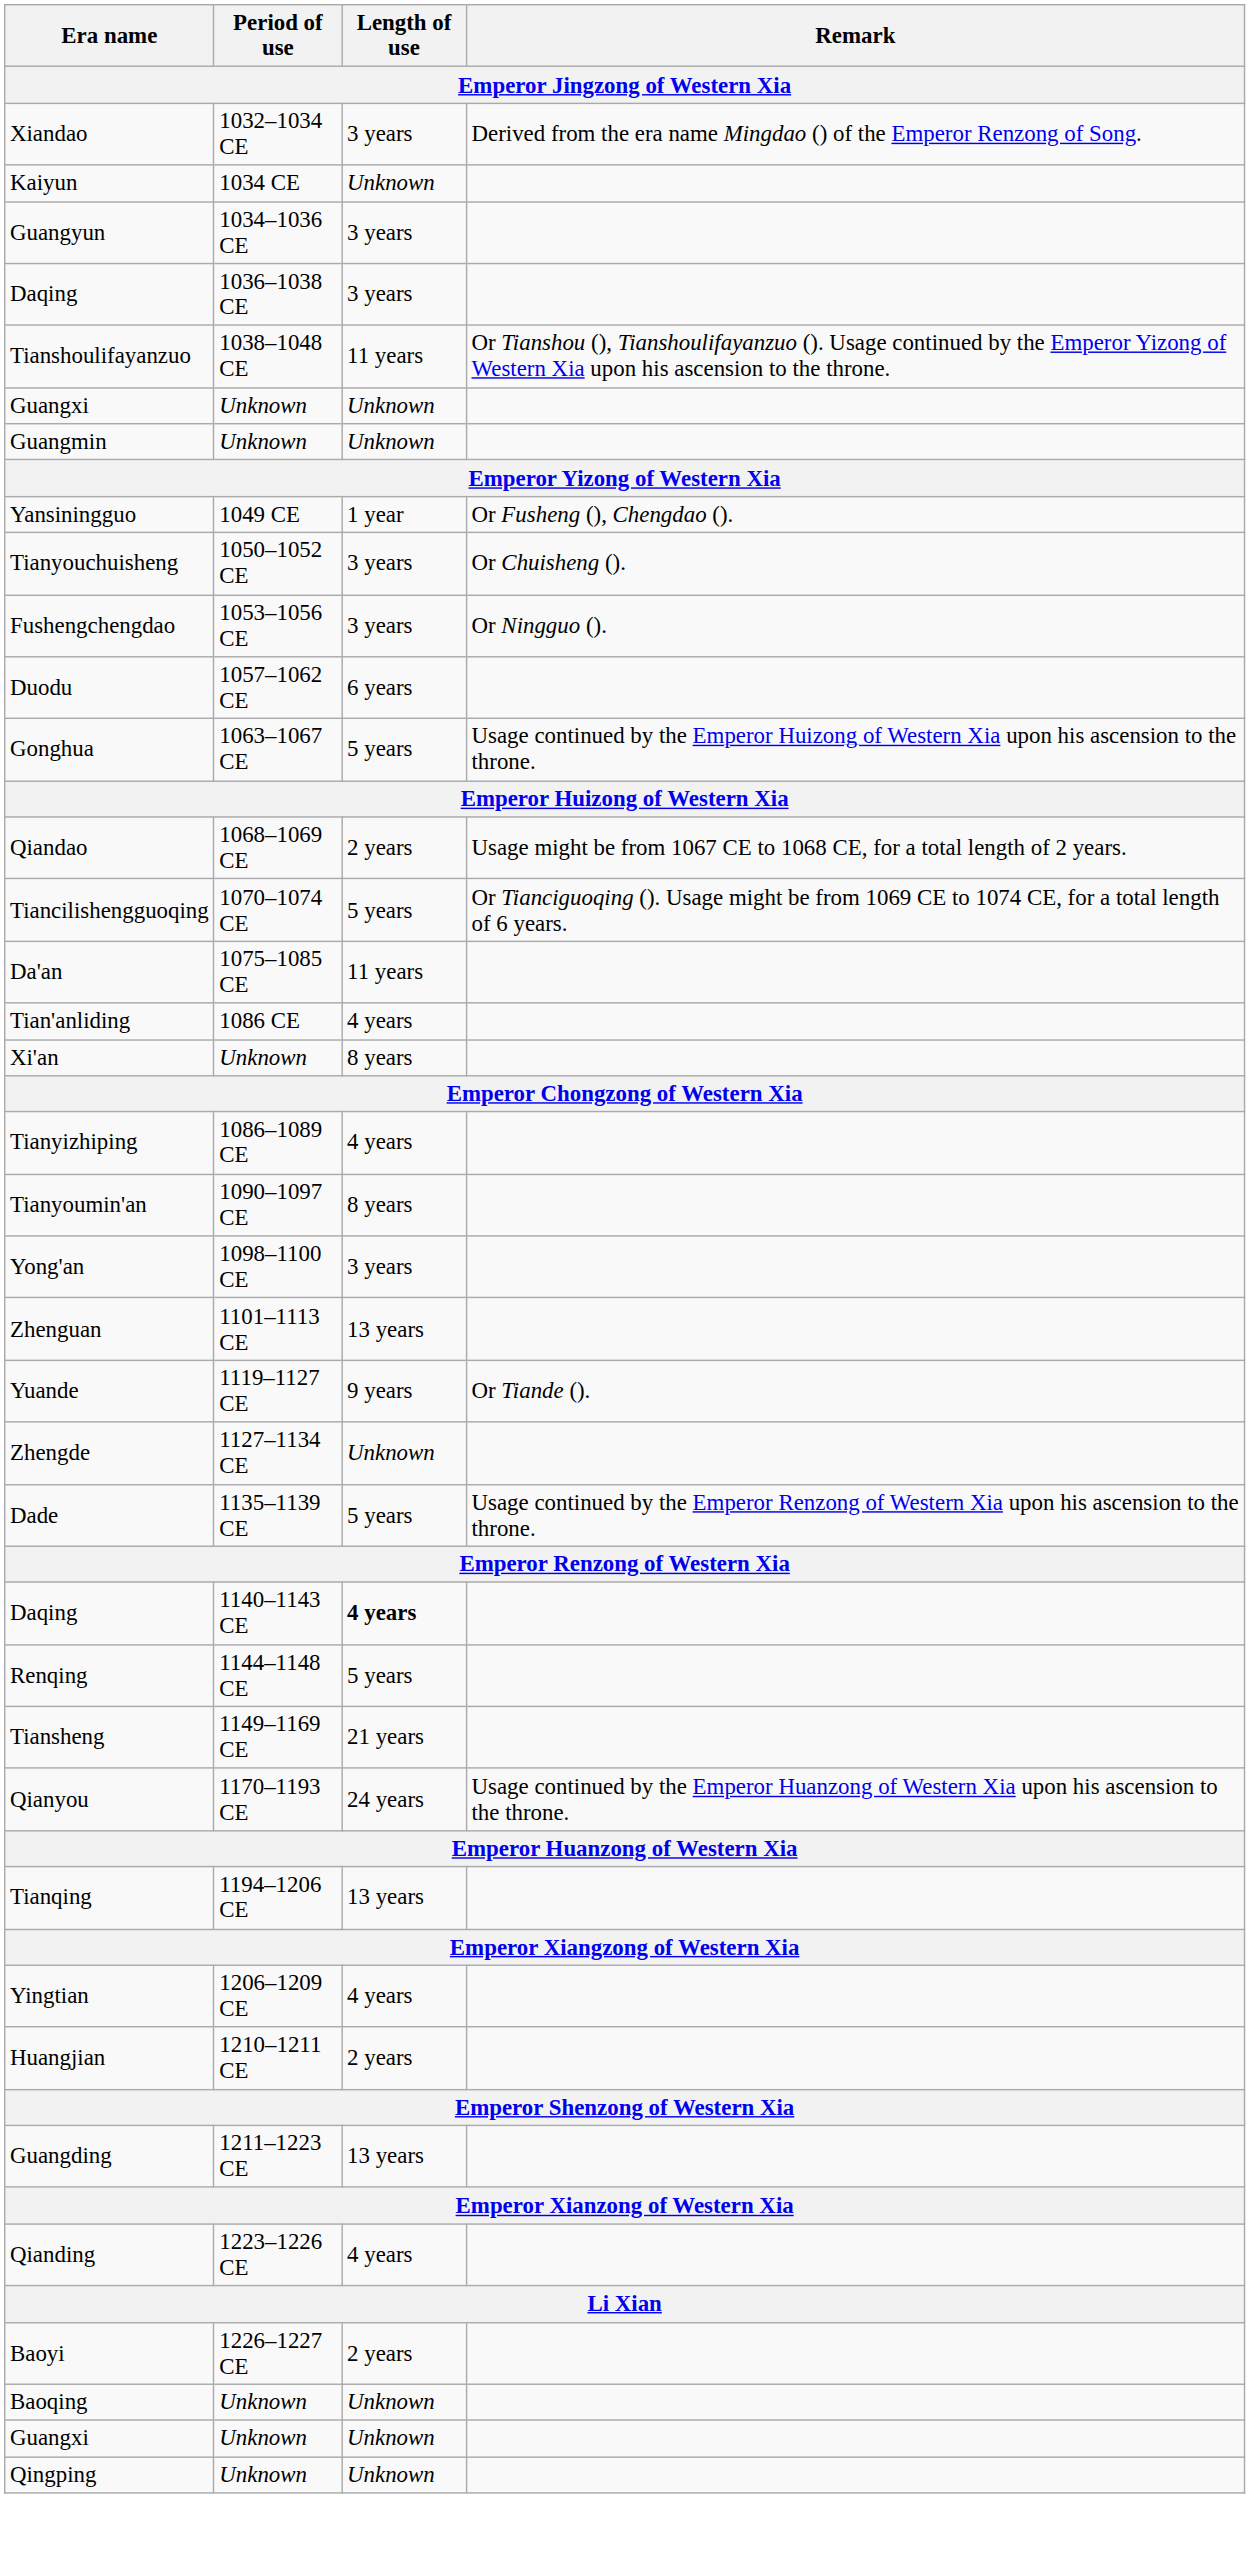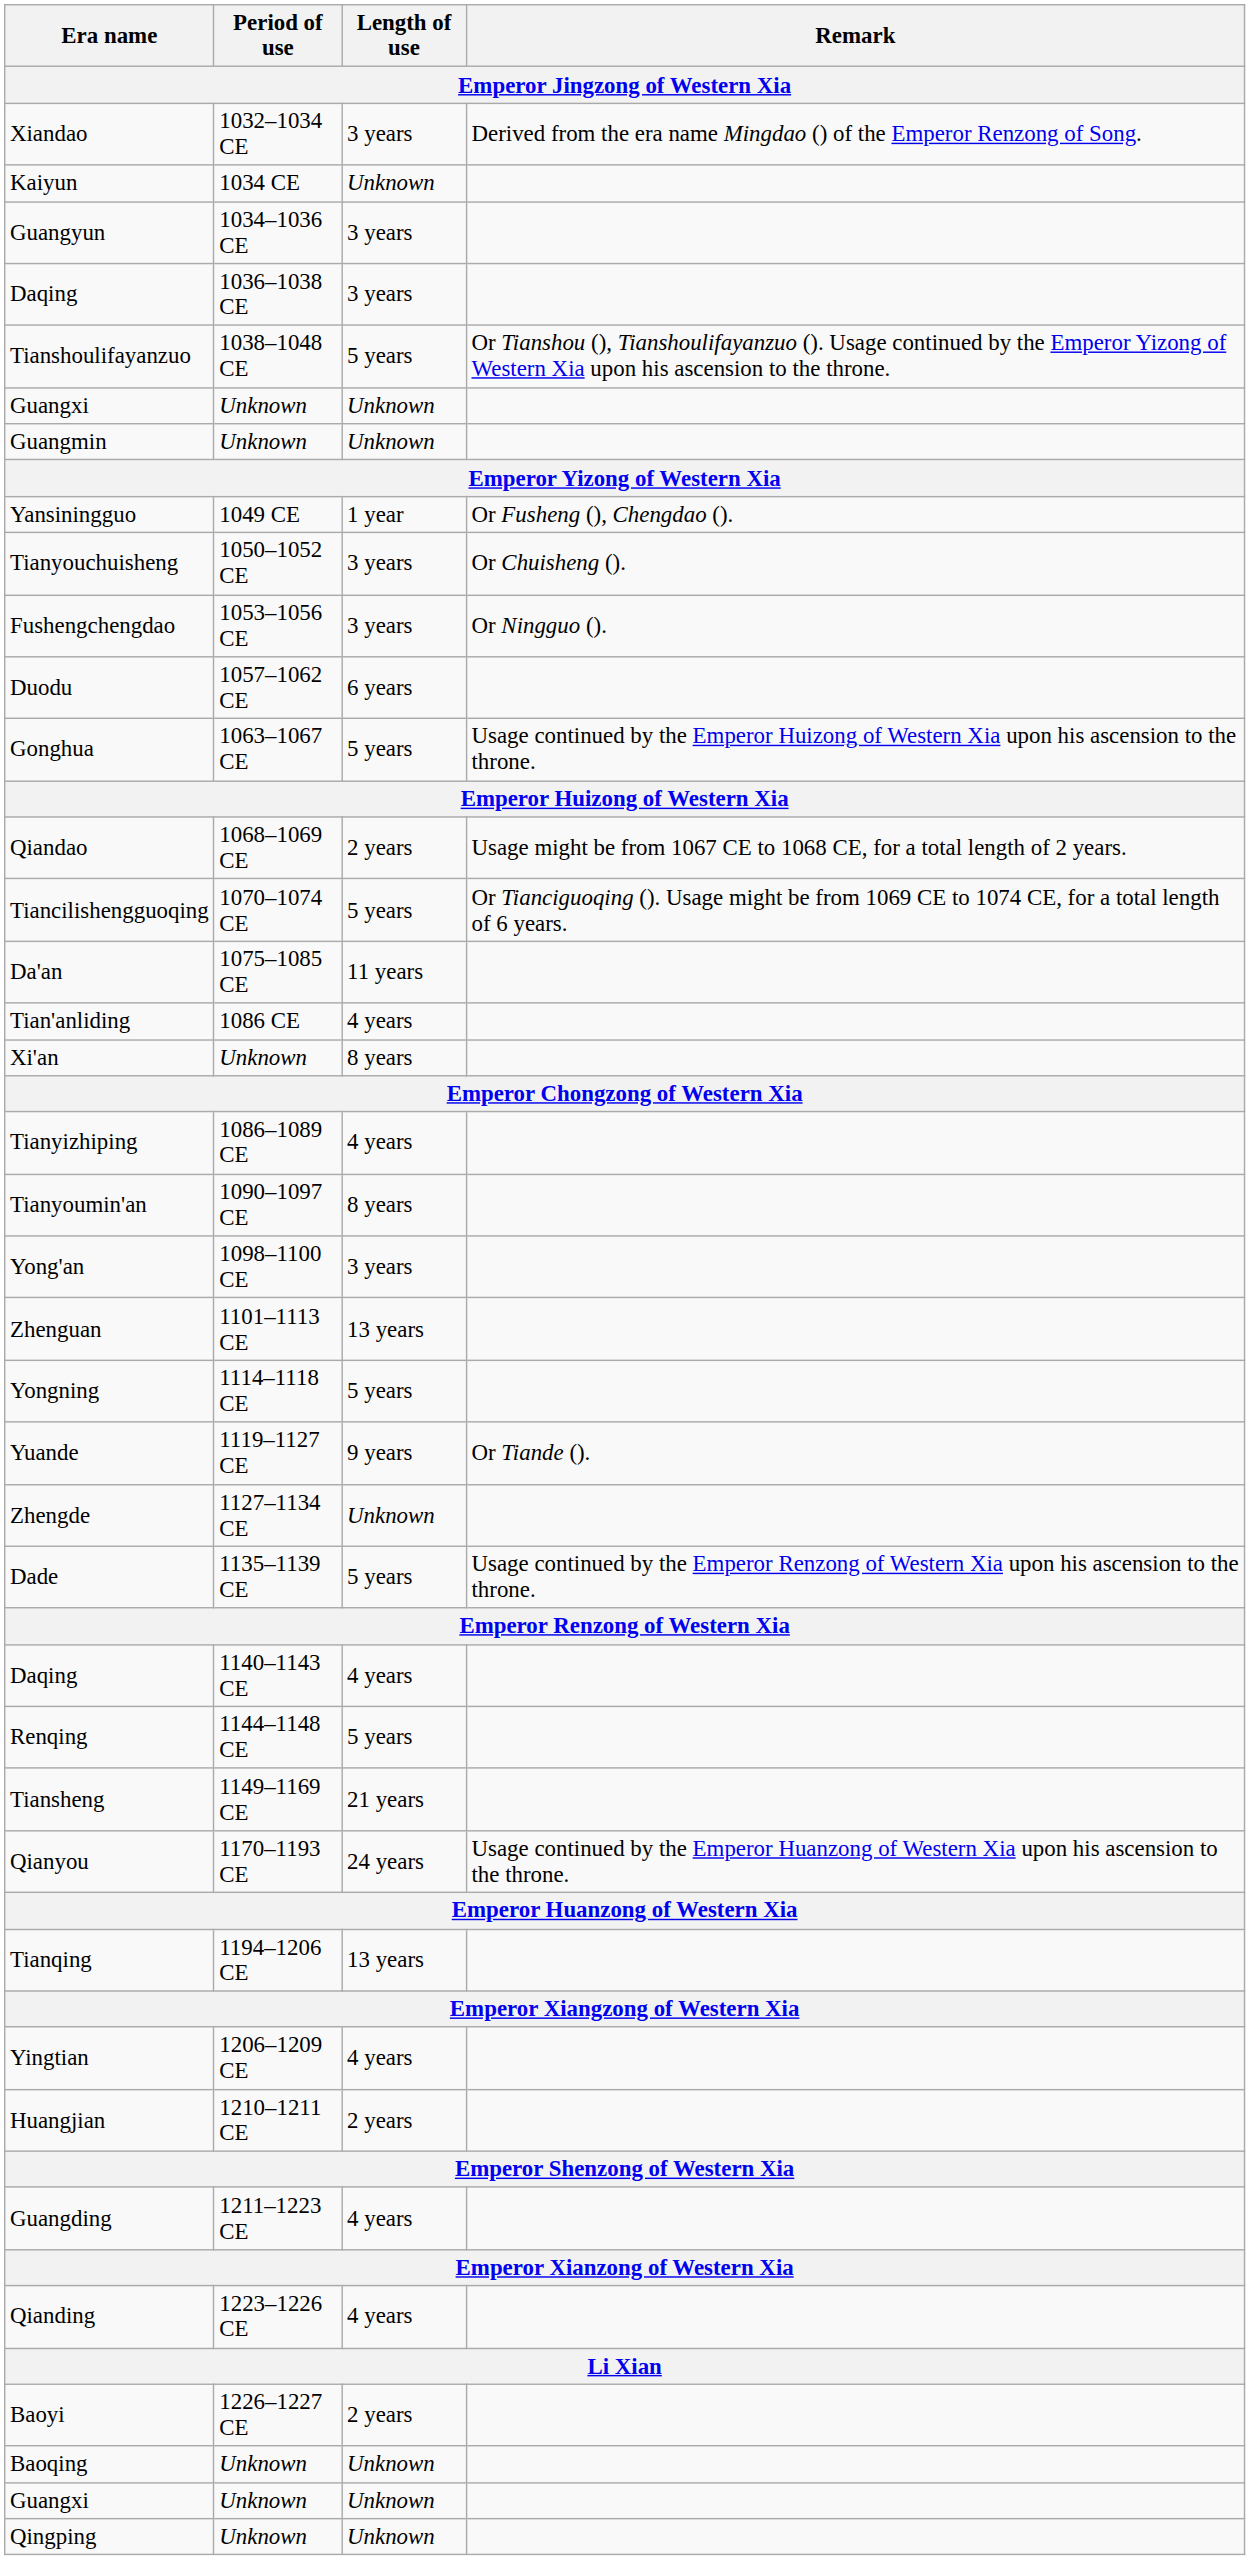(385, 356) 11 years -> (380, 356) 5 years
+ row: (55, 1390)
(382, 1613) bold -> (380, 1675) normal
(386, 2156) 13 years -> (380, 2218) 4 years
